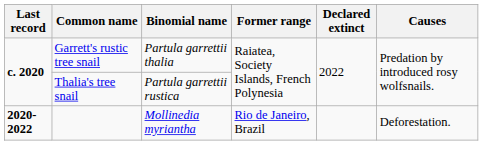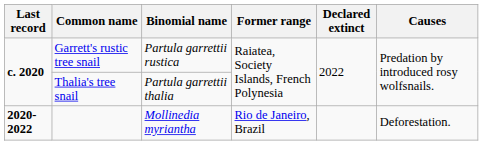(186, 55) Partula garrettii thalia -> (186, 55) Partula garrettii rustica
(186, 89) Partula garrettii rustica -> (186, 89) Partula garrettii thalia
